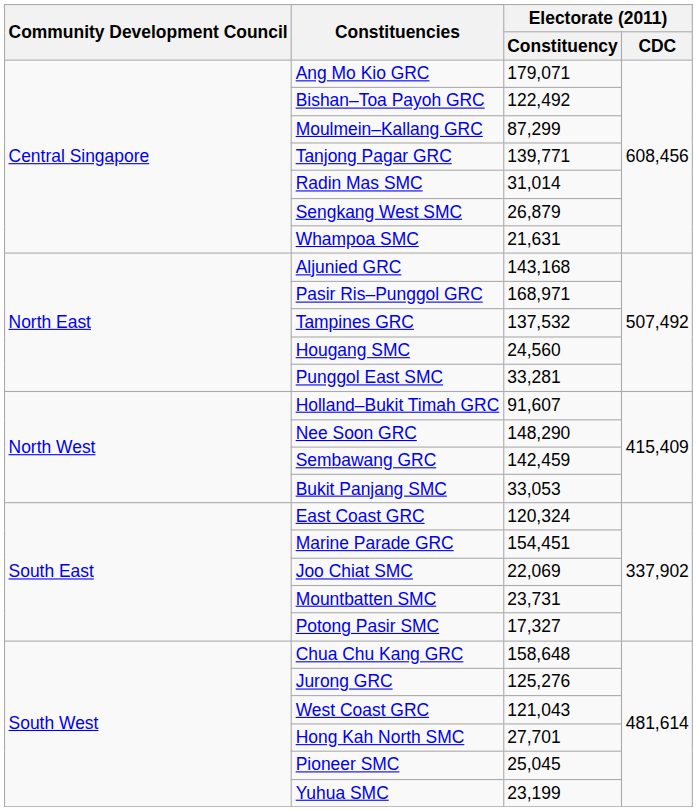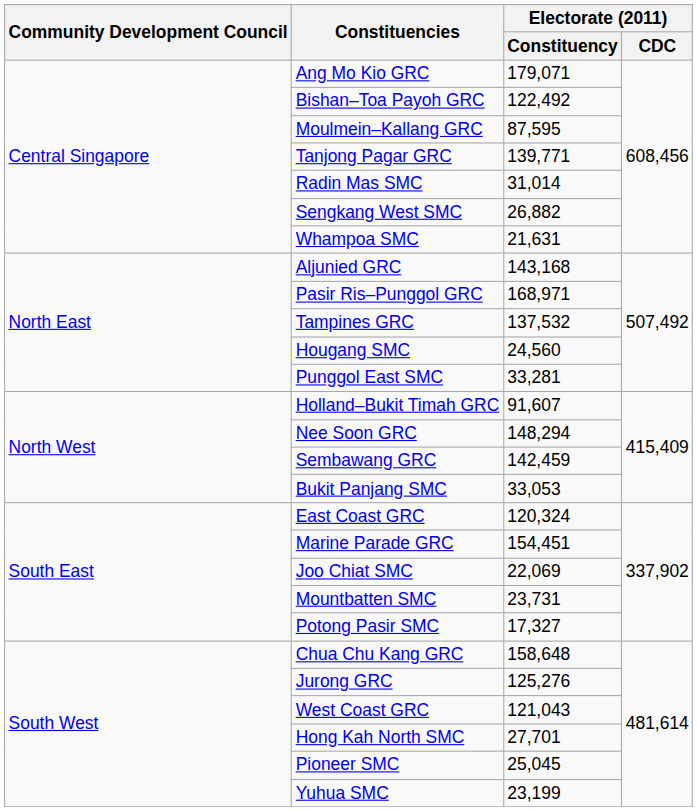(534, 128) 87,299 -> (534, 128) 87,595
(534, 211) 26,879 -> (534, 211) 26,882
(539, 433) 148,290 -> (539, 433) 148,294
